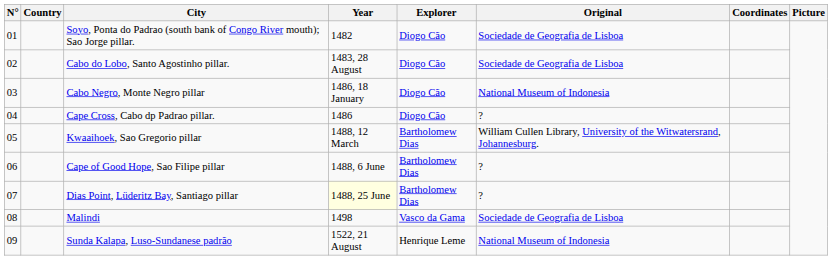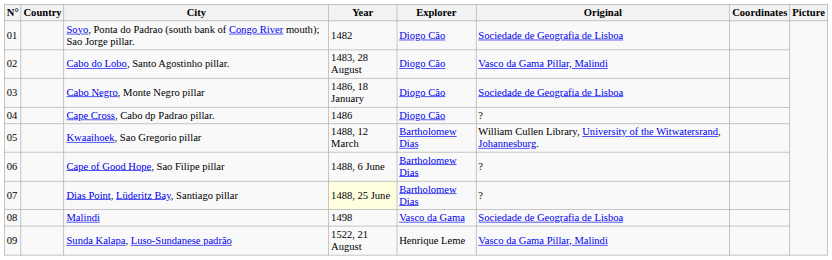(551, 64) Sociedade de Geografia de Lisboa -> (543, 64) Vasco da Gama Pillar, Malindi
(544, 92) National Museum of Indonesia -> (551, 92) Sociedade de Geografia de Lisboa
(544, 240) National Museum of Indonesia -> (543, 240) Vasco da Gama Pillar, Malindi
